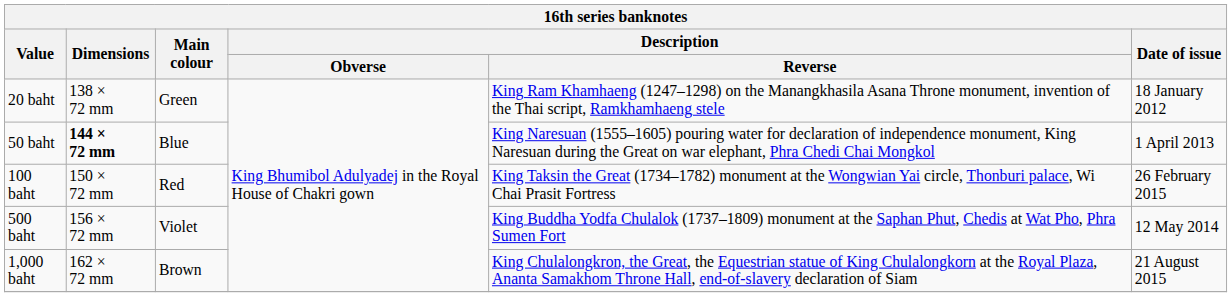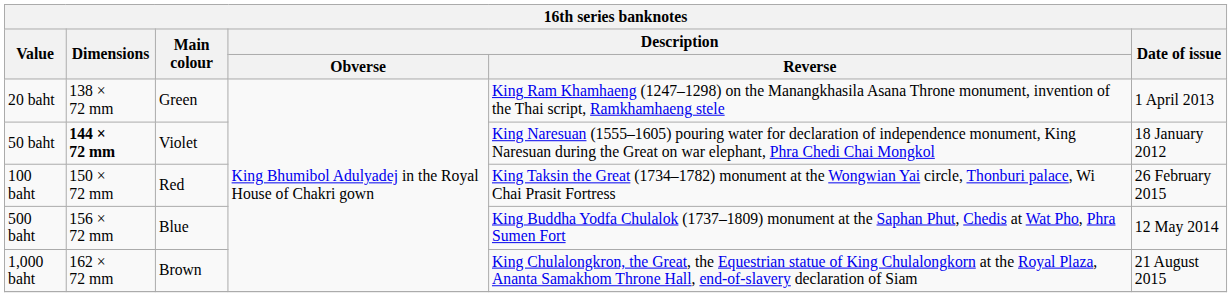(1169, 100) 18 January 2012 -> (1175, 100) 1 April 2013
(174, 142) Blue -> (178, 142) Violet
(1175, 142) 1 April 2013 -> (1169, 142) 18 January 2012
(178, 227) Violet -> (174, 227) Blue
